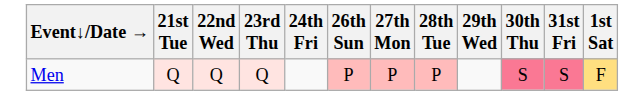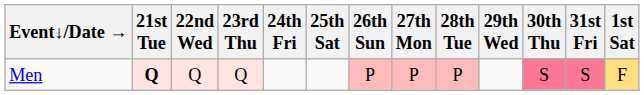+ column: (327, 32)
(173, 74) normal -> (152, 74) bold
